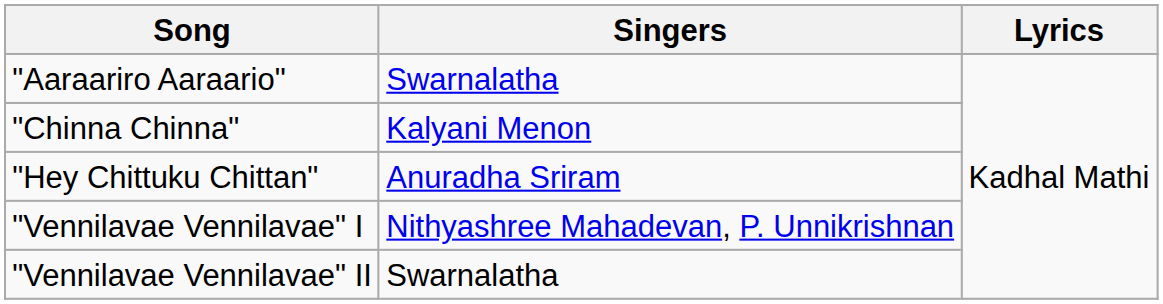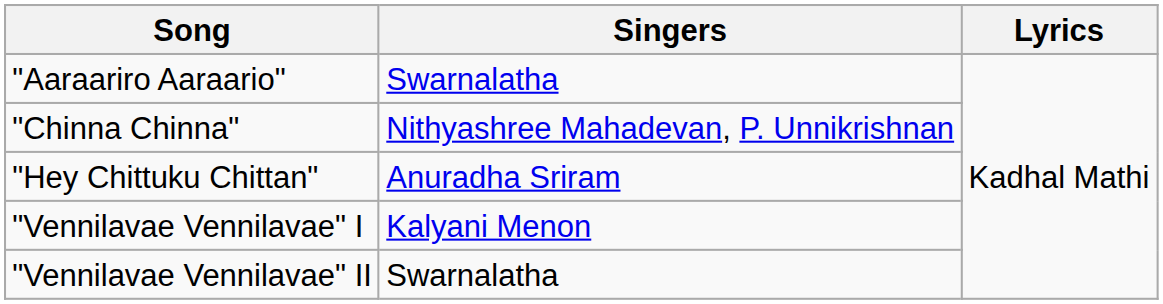(489, 128) Kalyani Menon -> (670, 128) Nithyashree Mahadevan, P. Unnikrishnan
(670, 226) Nithyashree Mahadevan, P. Unnikrishnan -> (489, 226) Kalyani Menon
